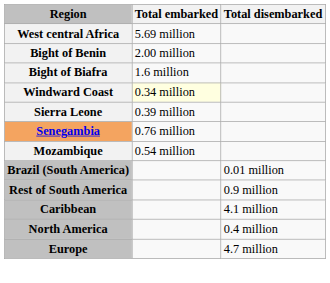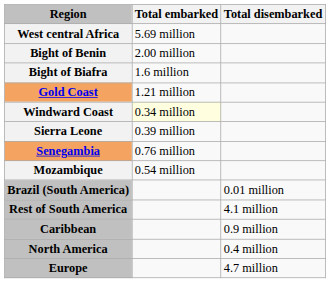+ row: (68, 92)
(251, 190) 0.9 million -> (251, 209) 4.1 million
(251, 209) 4.1 million -> (251, 229) 0.9 million
